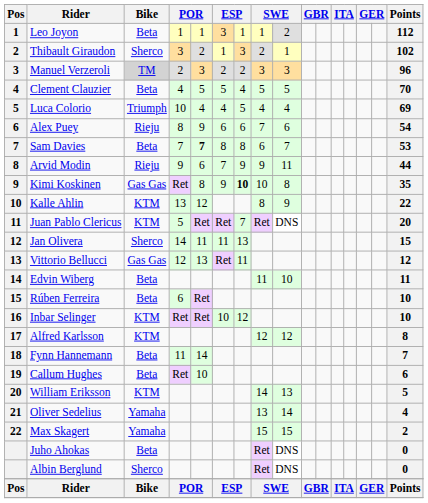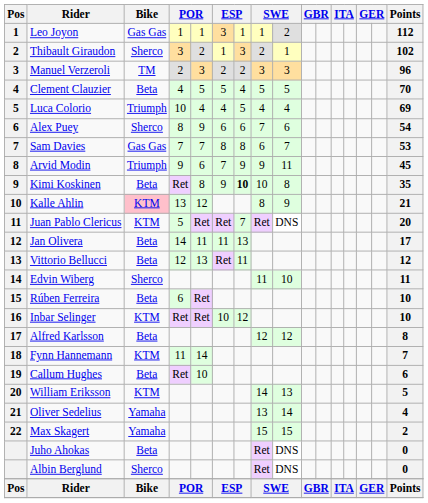(147, 32) Beta -> (147, 32) Gas Gas
(147, 70) lightgrey background -> (147, 70) no background
(147, 127) Rieju -> (147, 127) Sherco
(147, 146) Beta -> (147, 146) Gas Gas
(202, 146) bold -> (202, 146) normal
(147, 165) Rieju -> (147, 165) Triumph
(405, 165) 44 -> (405, 165) 45
(147, 184) Gas Gas -> (147, 184) Beta
(147, 203) no background -> (147, 203) pink background
(405, 203) 22 -> (405, 203) 21
(147, 241) Sherco -> (147, 241) Beta
(405, 241) 15 -> (405, 241) 17
(147, 260) Gas Gas -> (147, 260) Beta
(147, 279) Beta -> (147, 279) Sherco
(147, 336) KTM -> (147, 336) Beta
(147, 355) Beta -> (147, 355) KTM
